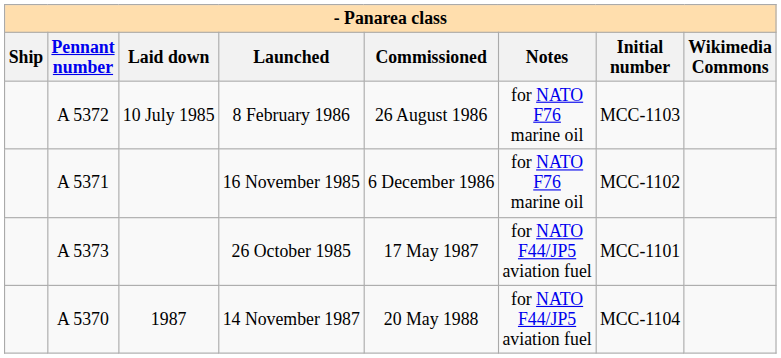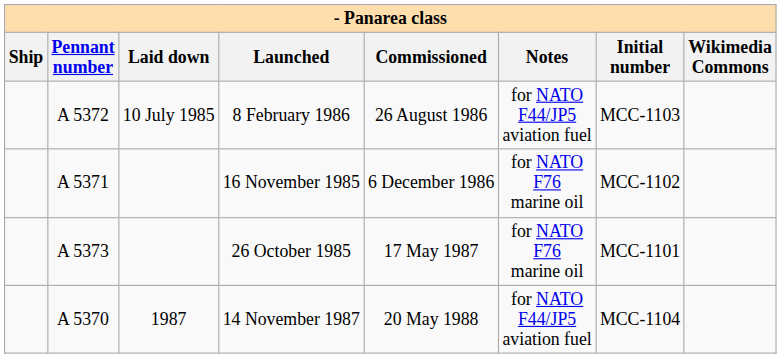(547, 114) for NATO F76 marine oil -> (547, 114) for NATO F44/JP5 aviation fuel
(547, 251) for NATO F44/JP5 aviation fuel -> (547, 251) for NATO F76 marine oil
